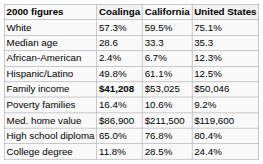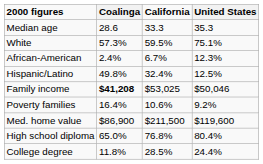rows swapped: (32, 43) <-> (19, 27)
(158, 74) 61.1% -> (158, 74) 32.4%
